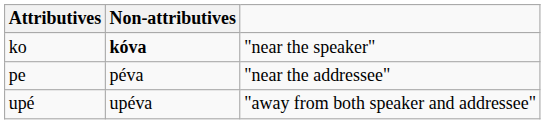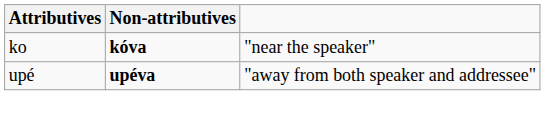- row: (17, 75)
(131, 103) normal -> (132, 75) bold
